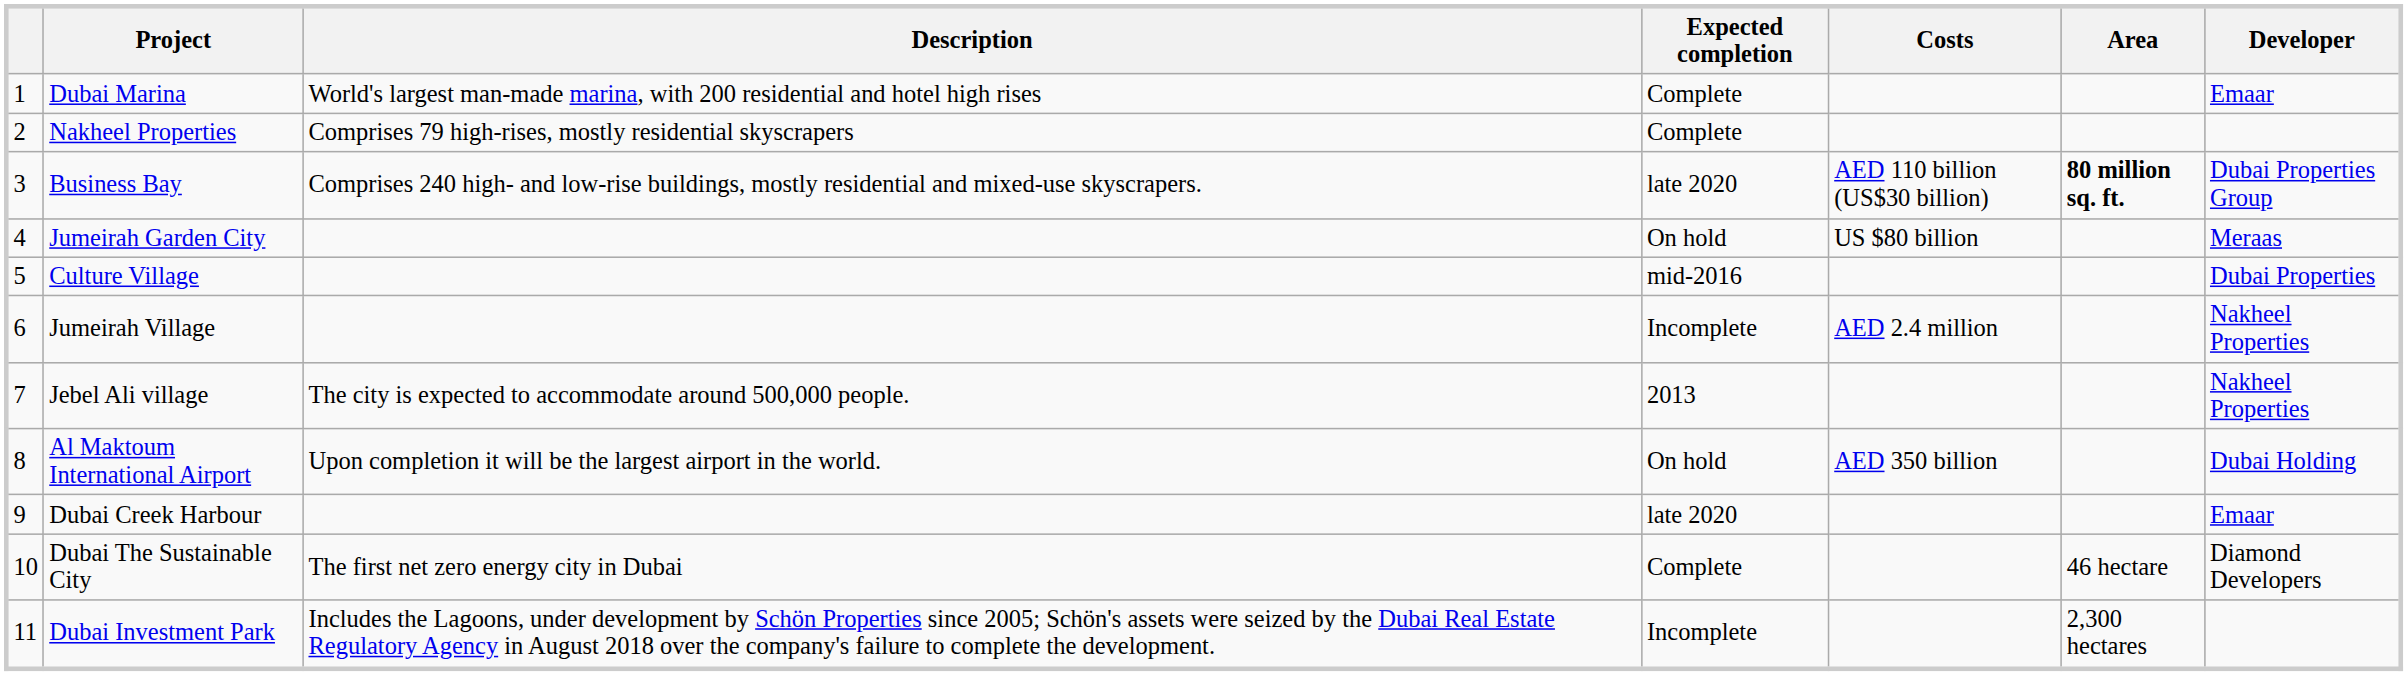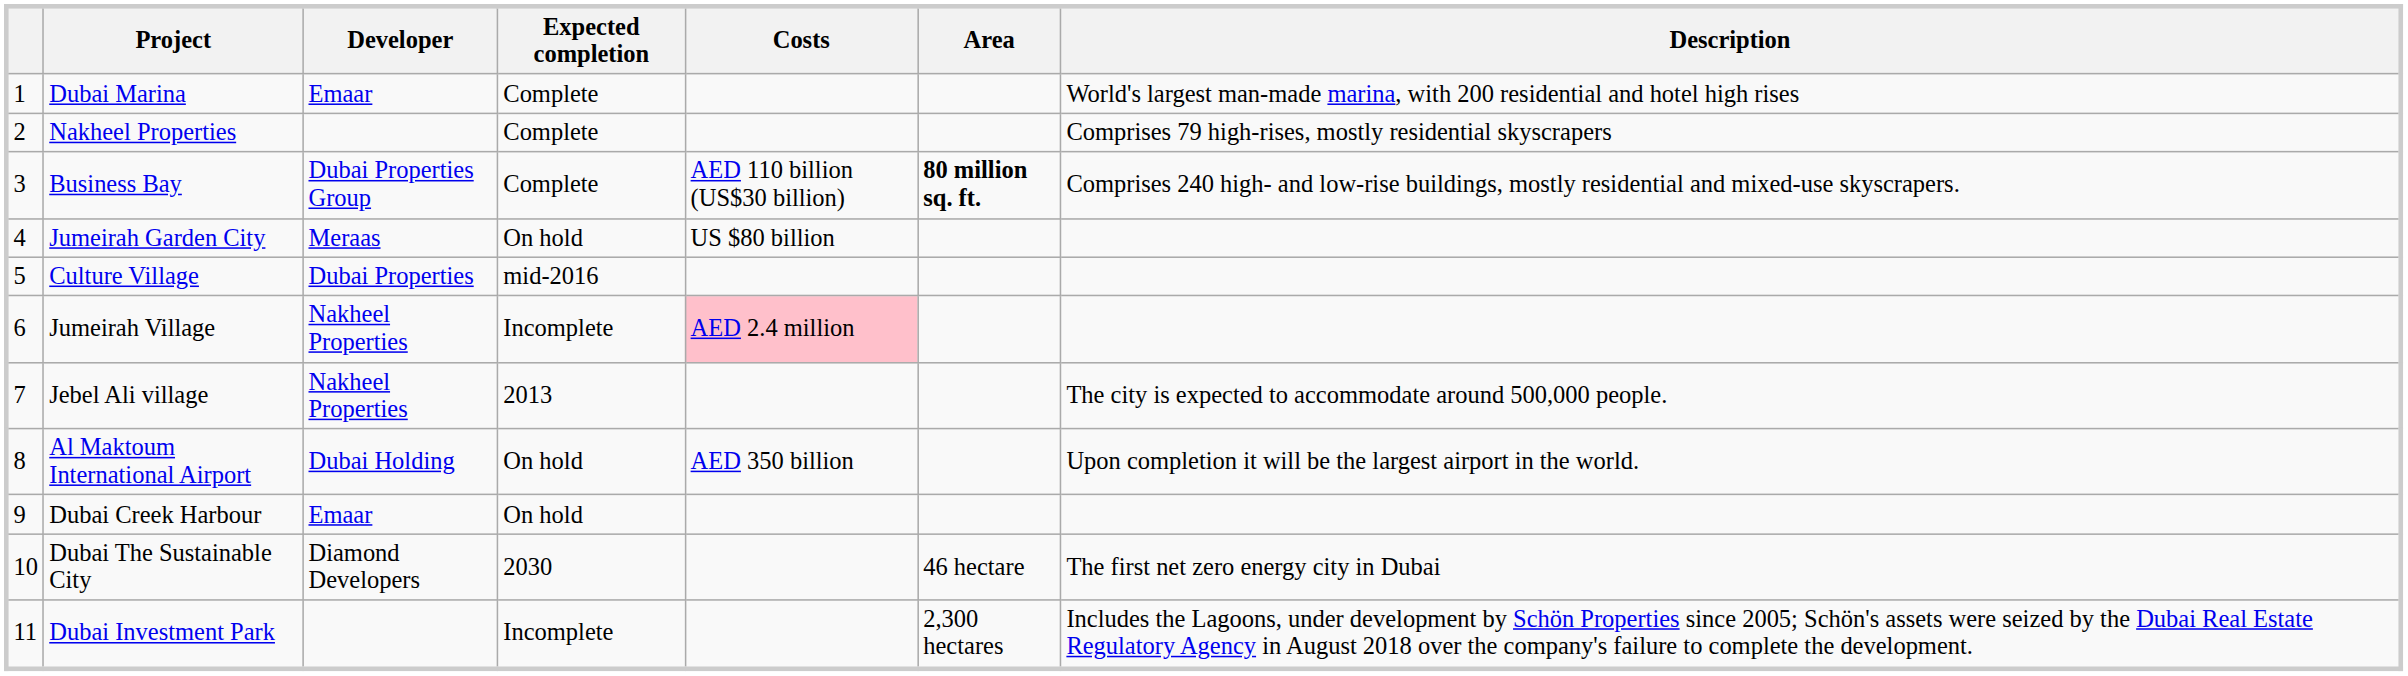columns swapped: (2302, 40) <-> (972, 40)
(1692, 184) late 2020 -> (551, 184) Complete
(1916, 328) no background -> (773, 328) pink background
(1692, 514) late 2020 -> (543, 514) On hold
(1694, 566) Complete -> (528, 566) 2030
